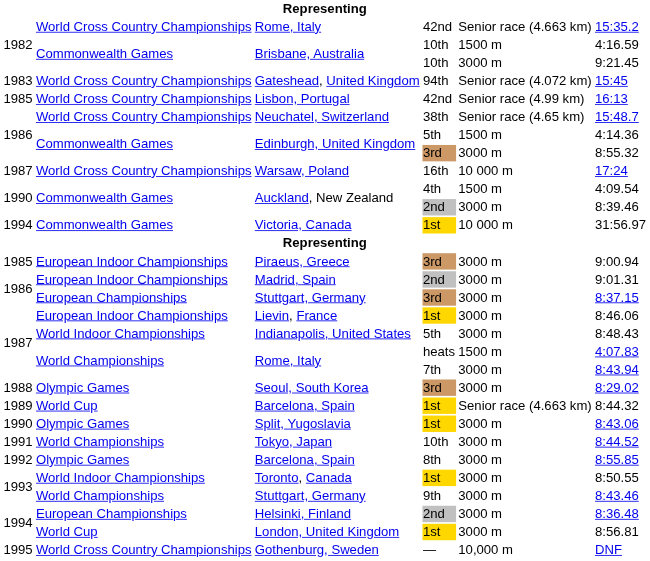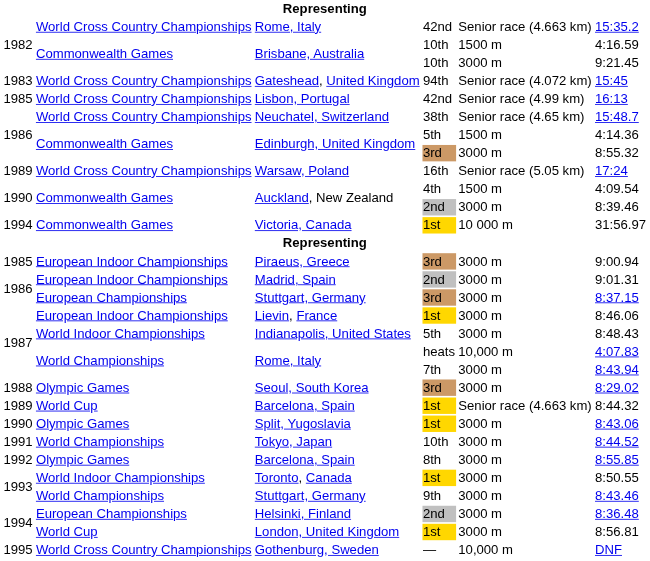(18, 171) 1987 -> (18, 171) 1989
(486, 171) 10 000 m -> (521, 171) Senior race (5.05 km)
(480, 351) 1500 m -> (486, 351) 10,000 m
